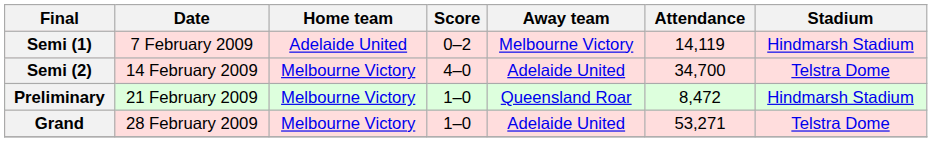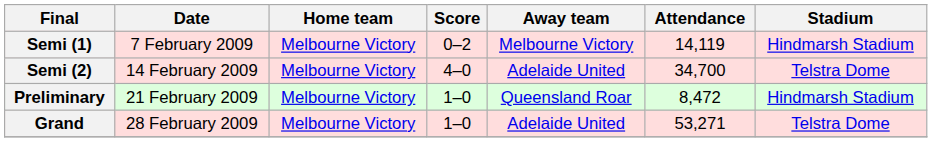(348, 45) Adelaide United -> (348, 45) Melbourne Victory
